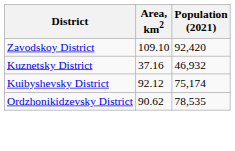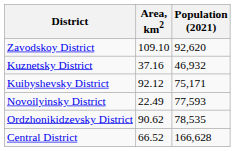(190, 47) 92,420 -> (190, 47) 92,620
(190, 83) 75,174 -> (190, 83) 75,171
+ row: (56, 101)
+ row: (42, 137)
